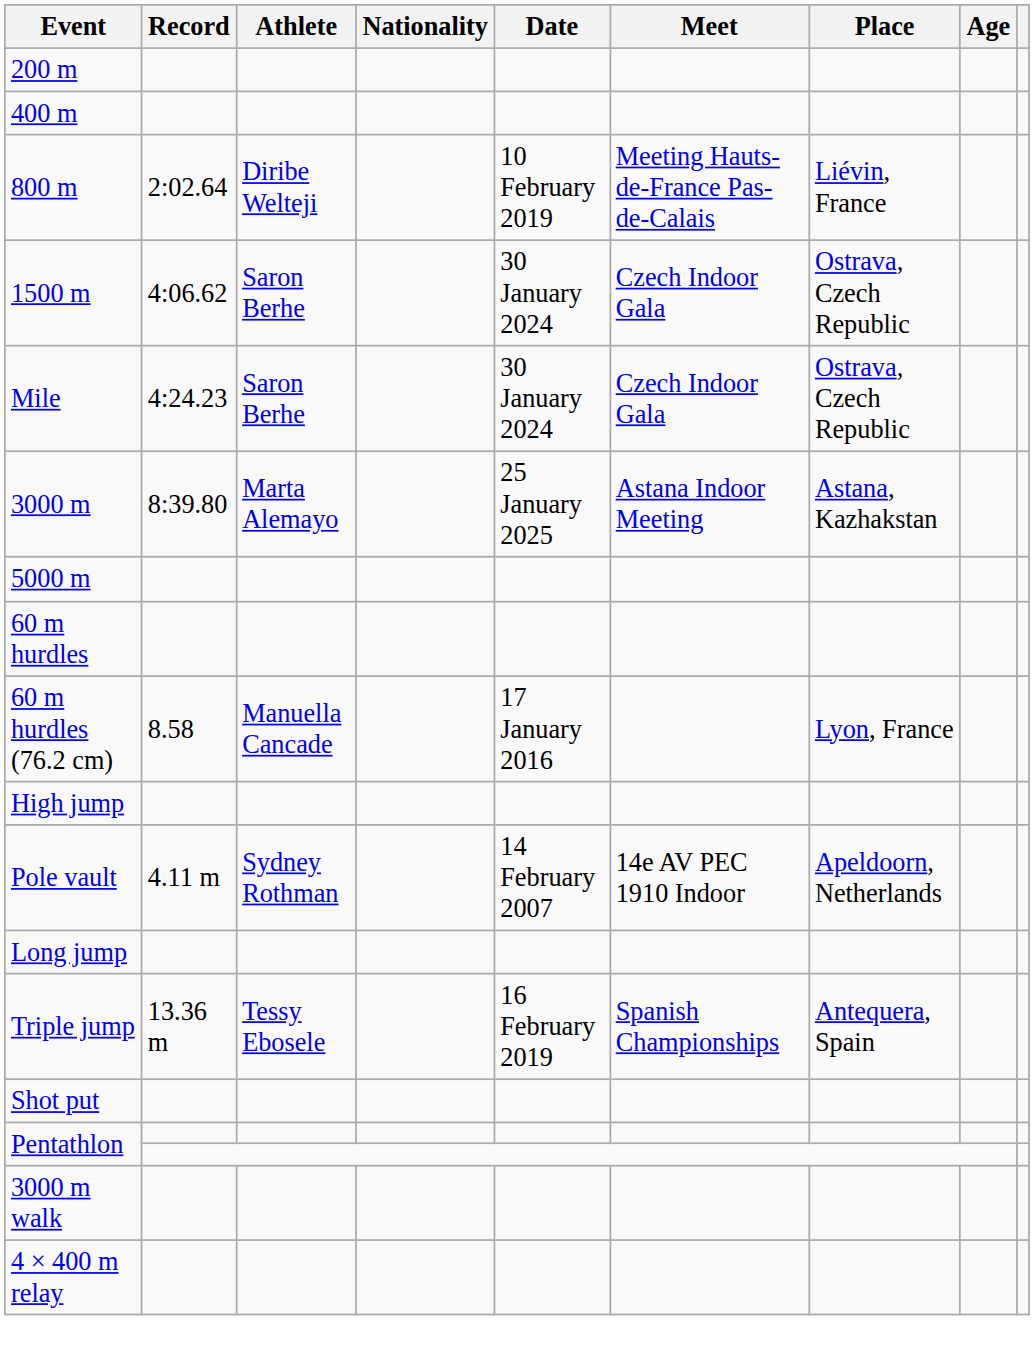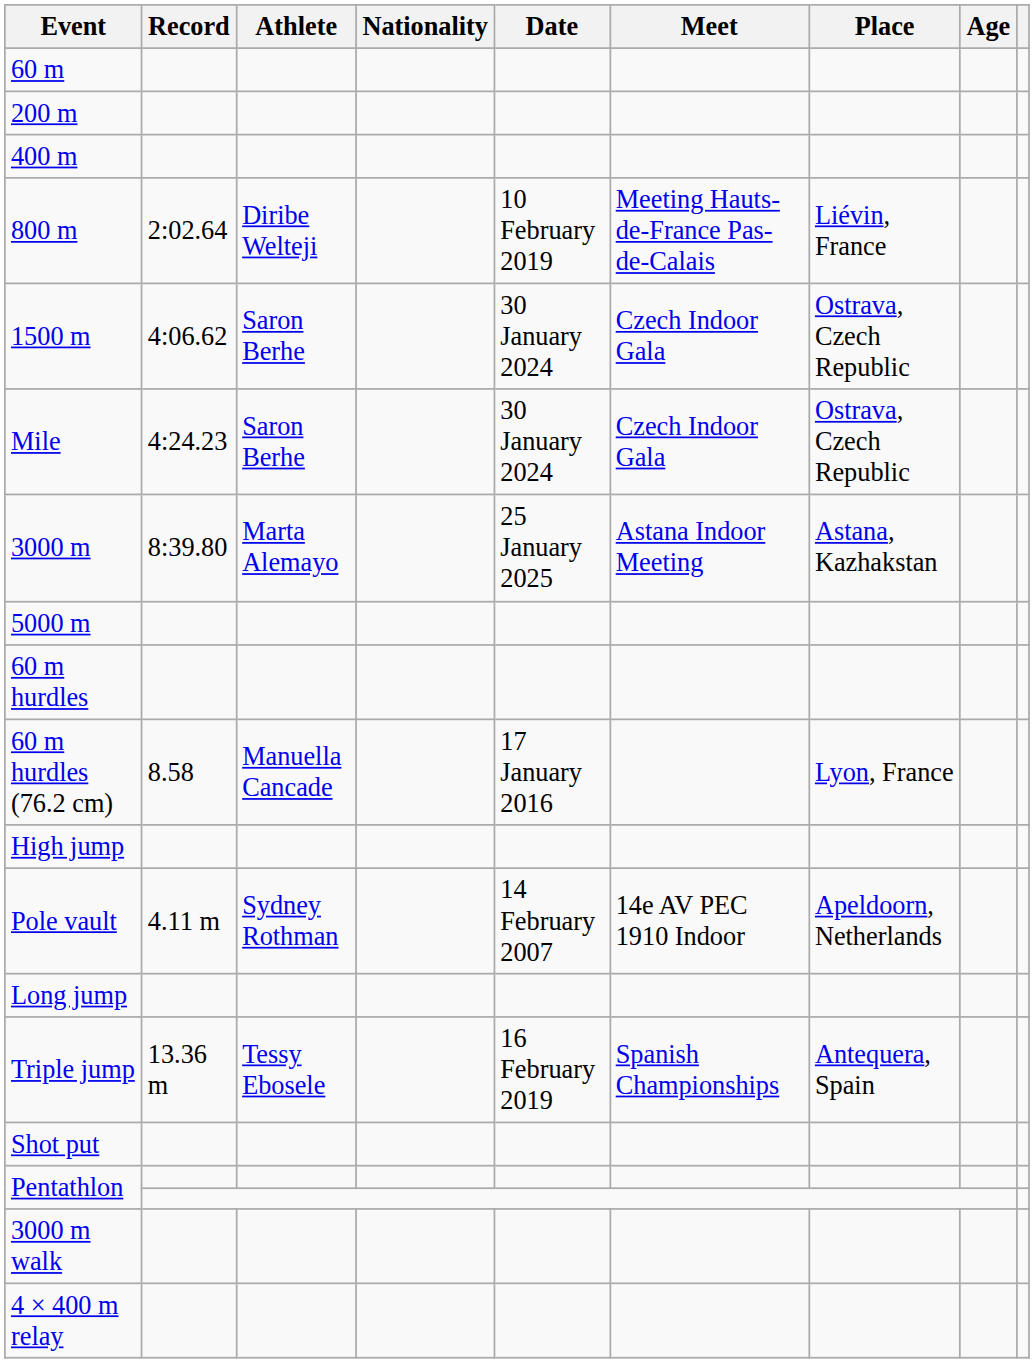+ row: (38, 69)
